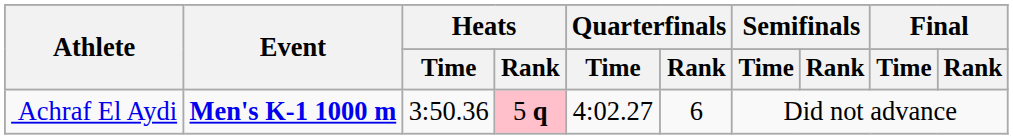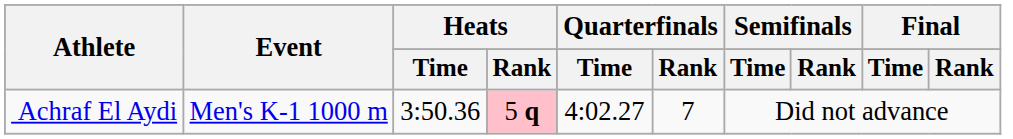(293, 111) bold -> (289, 111) normal
(696, 111) 6 -> (688, 111) 7
